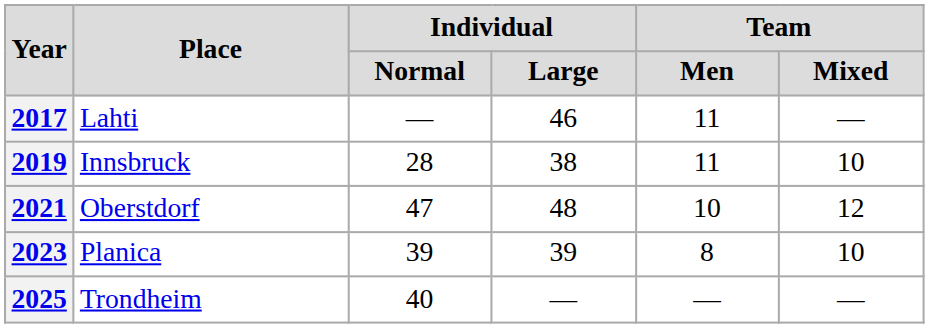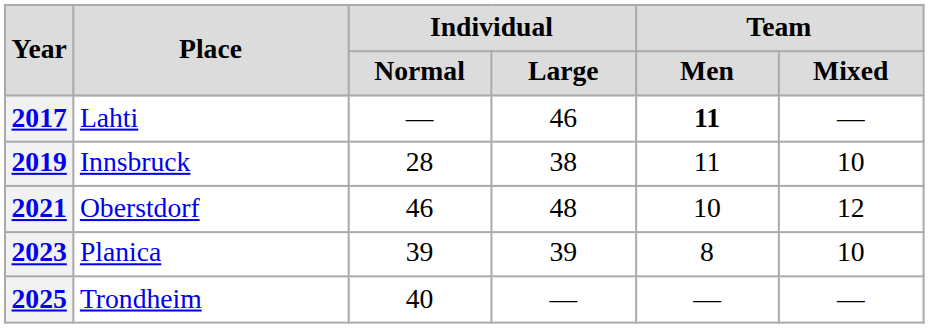(707, 117) normal -> (707, 117) bold
(420, 207) 47 -> (420, 207) 46
